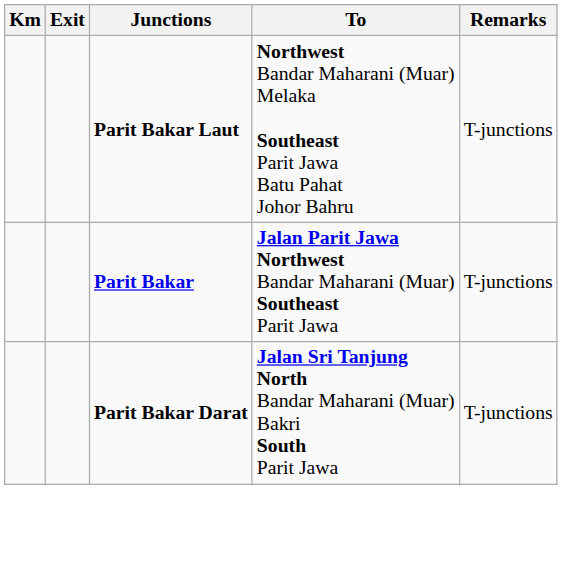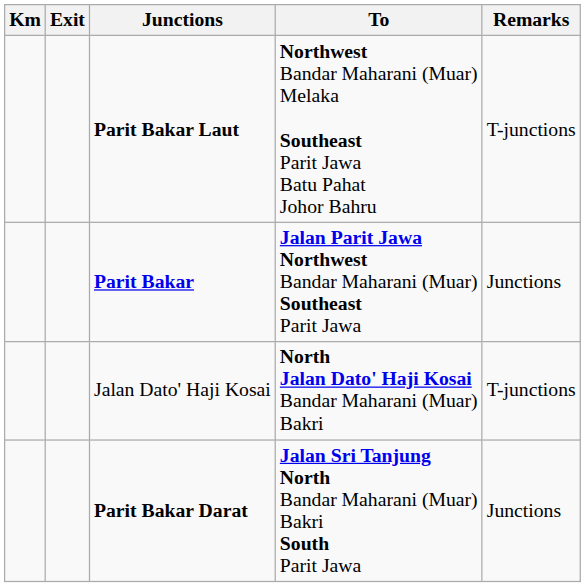(508, 281) T-junctions -> (524, 281) Junctions
+ row: (182, 390)
(508, 412) T-junctions -> (524, 510) Junctions
